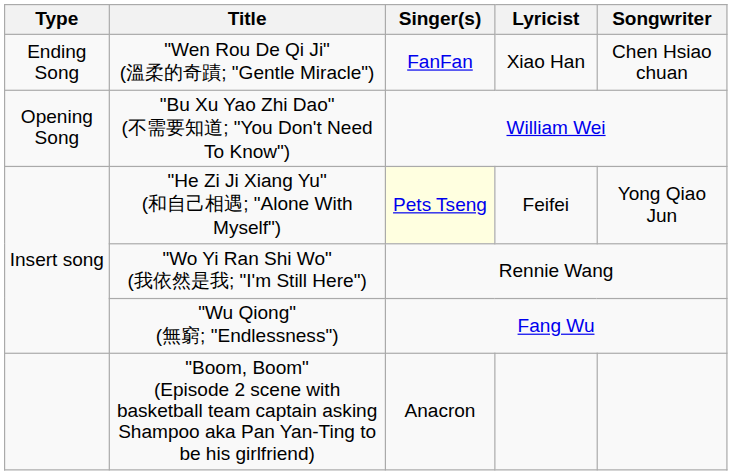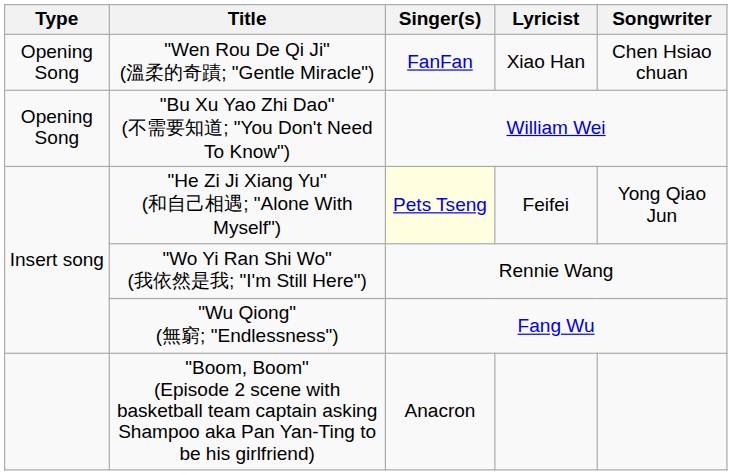(57, 62) Ending Song -> (57, 62) Opening Song
